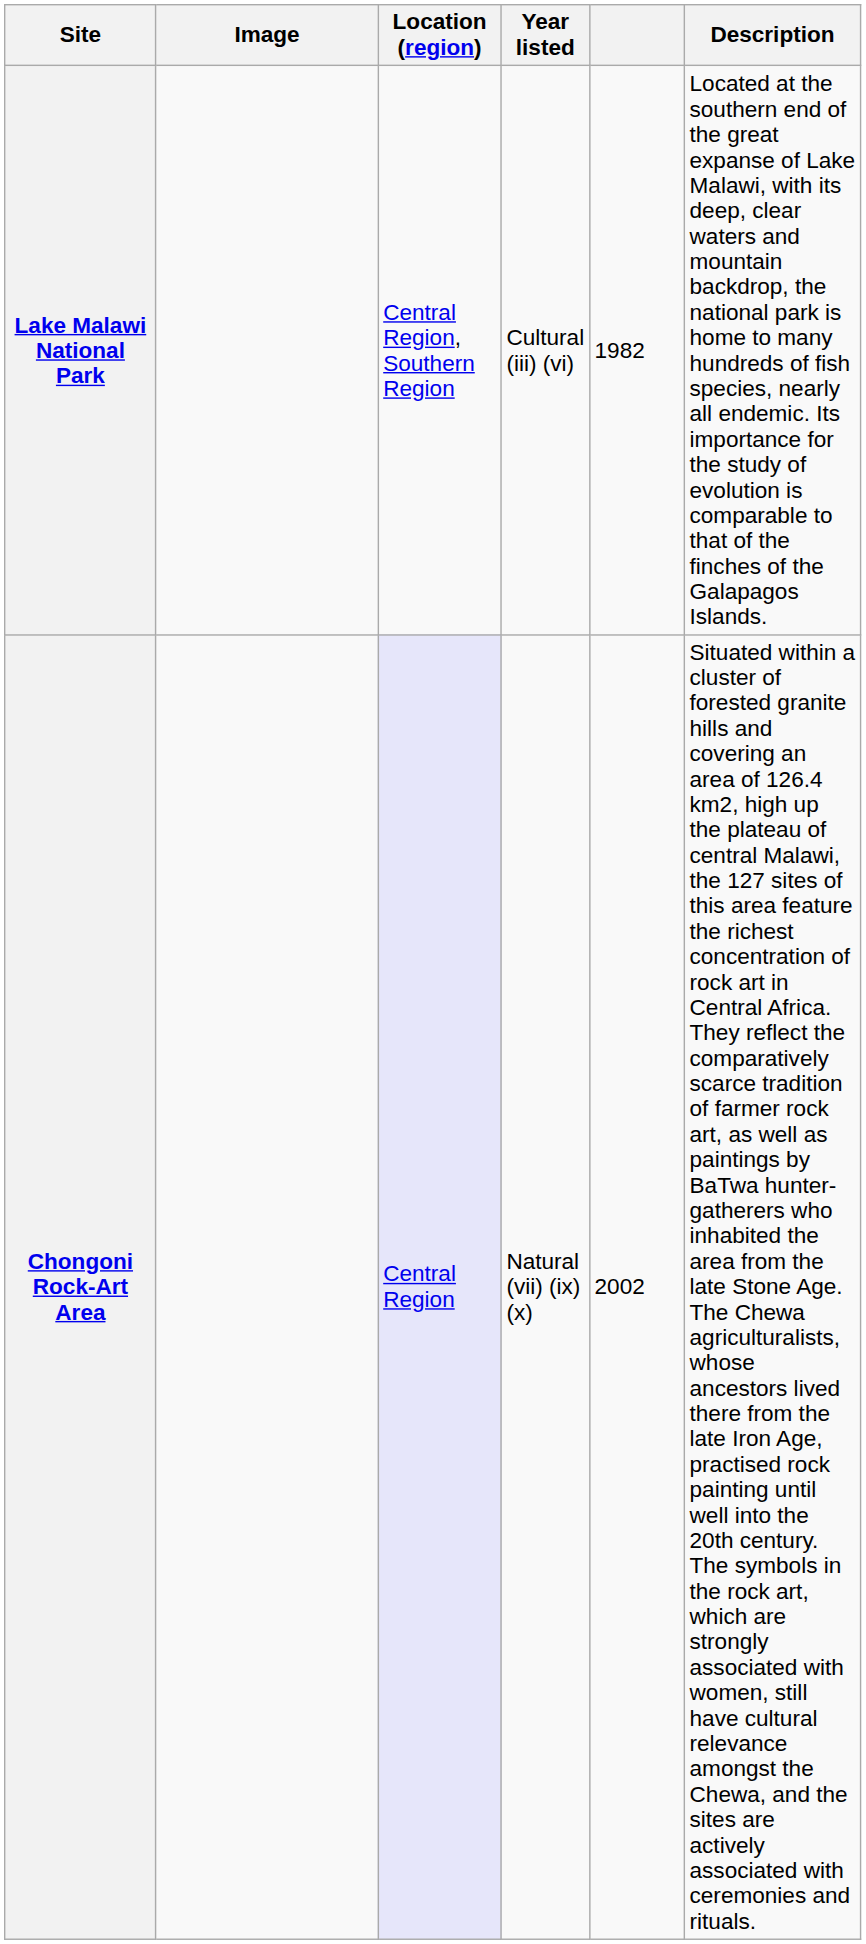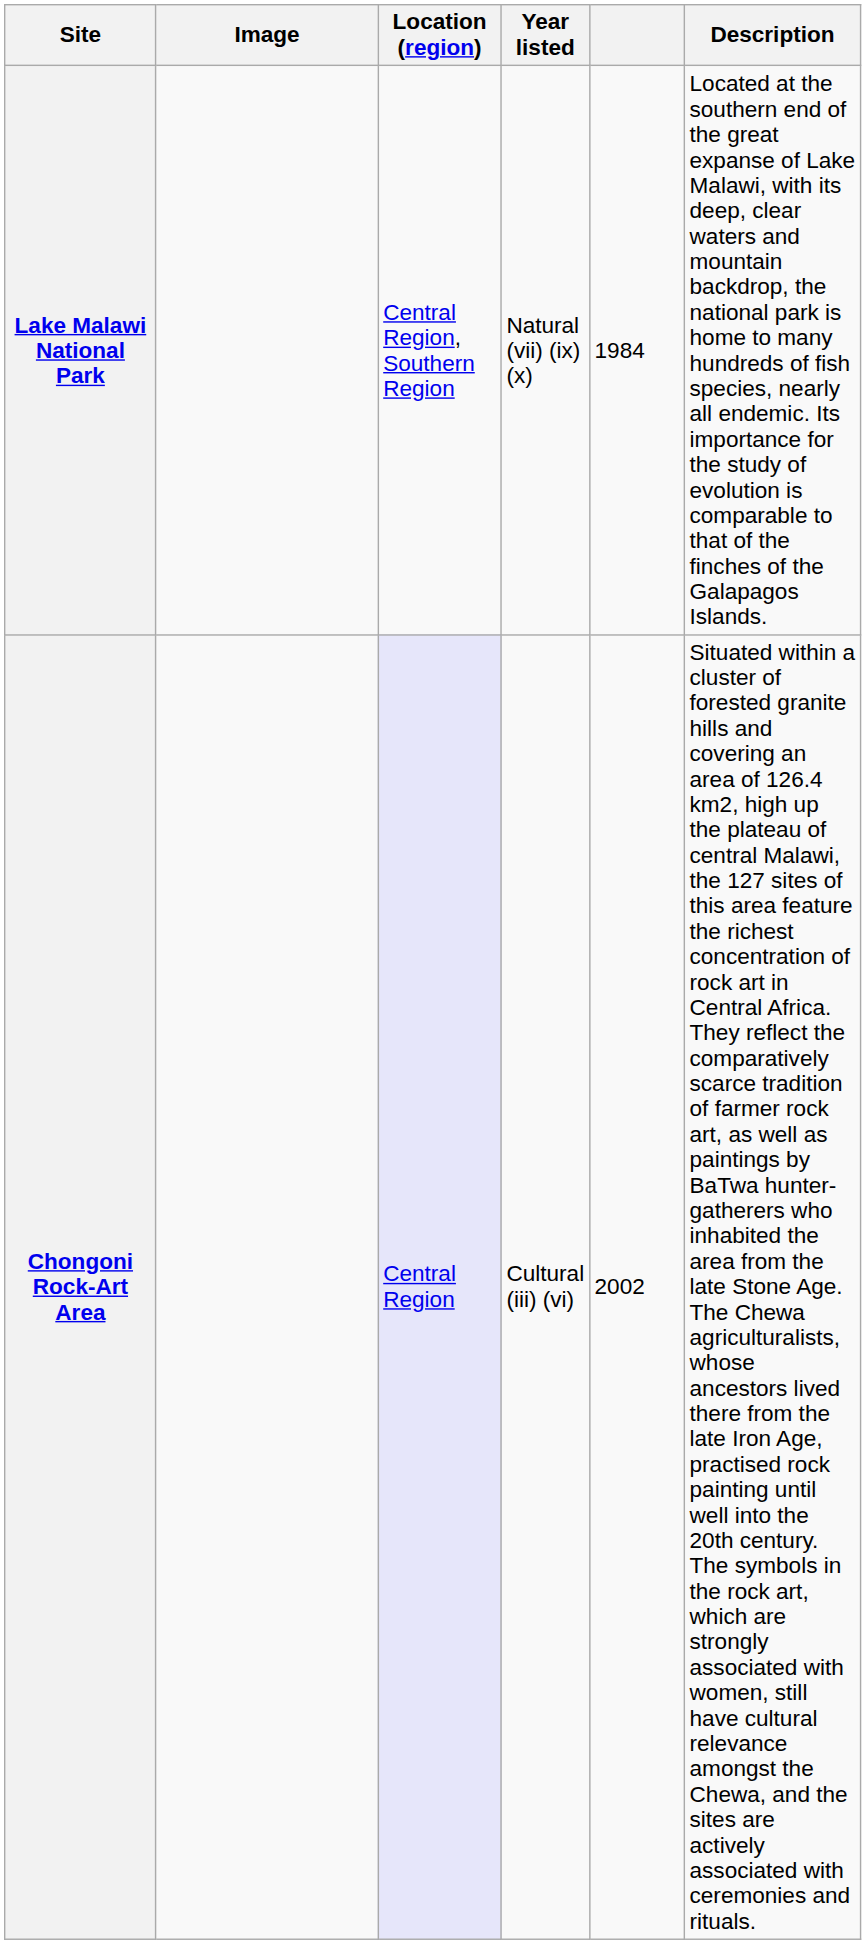(545, 350) Cultural (iii) (vi) -> (543, 350) Natural (vii) (ix) (x)
(620, 350) 1982 -> (620, 350) 1984
(543, 1286) Natural (vii) (ix) (x) -> (545, 1286) Cultural (iii) (vi)
